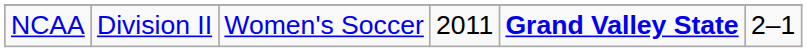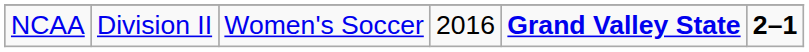(465, 25) 2011 -> (466, 25) 2016
(773, 25) normal -> (775, 25) bold
